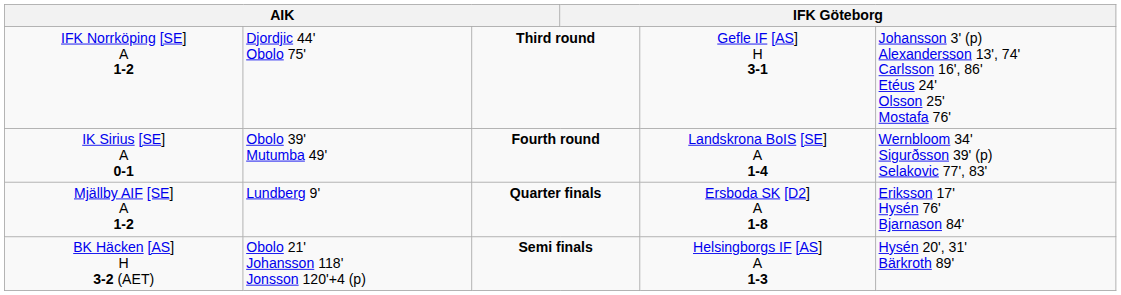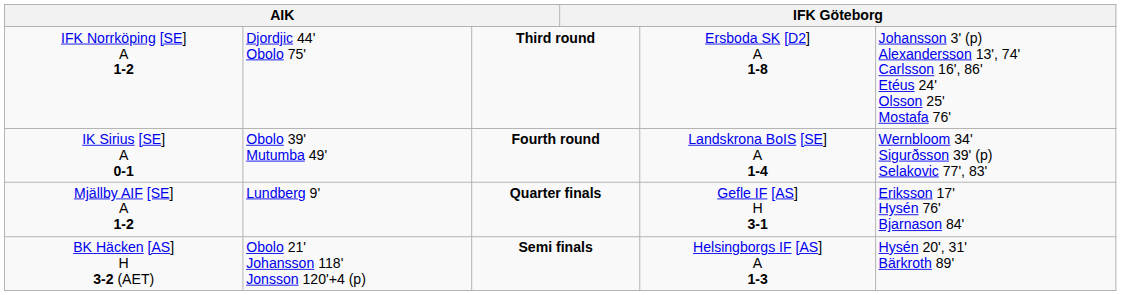(758, 53) Gefle IF [AS] H 3-1 -> (758, 53) Ersboda SK [D2] A 1-8
(758, 209) Ersboda SK [D2] A 1-8 -> (758, 209) Gefle IF [AS] H 3-1
